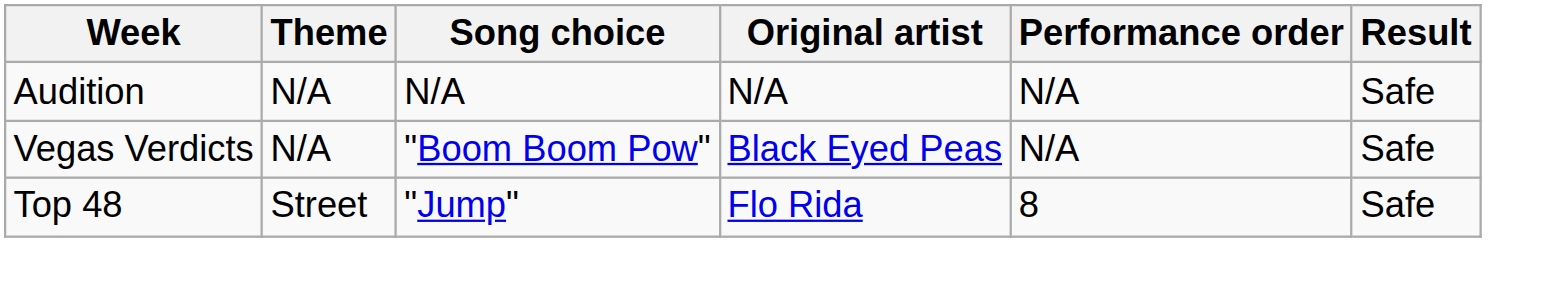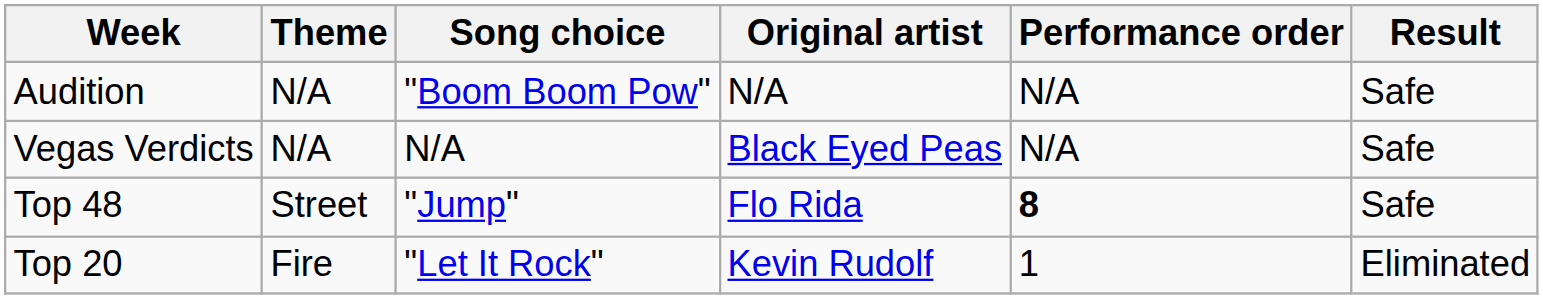(435, 90) N/A -> (558, 90) "Boom Boom Pow"
(558, 148) "Boom Boom Pow" -> (435, 148) N/A
(1029, 206) normal -> (1029, 206) bold
+ row: (68, 263)
